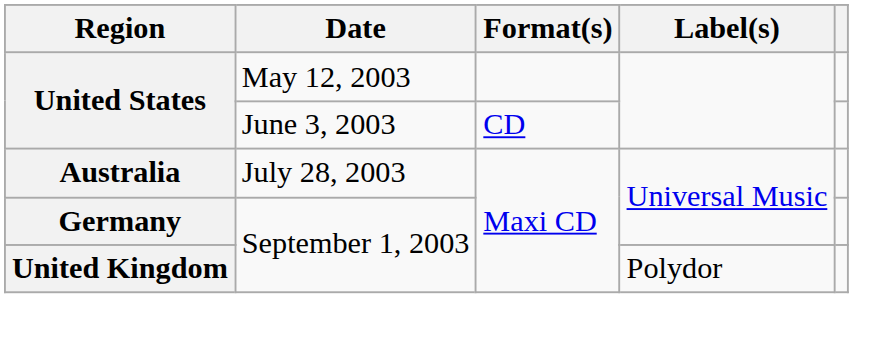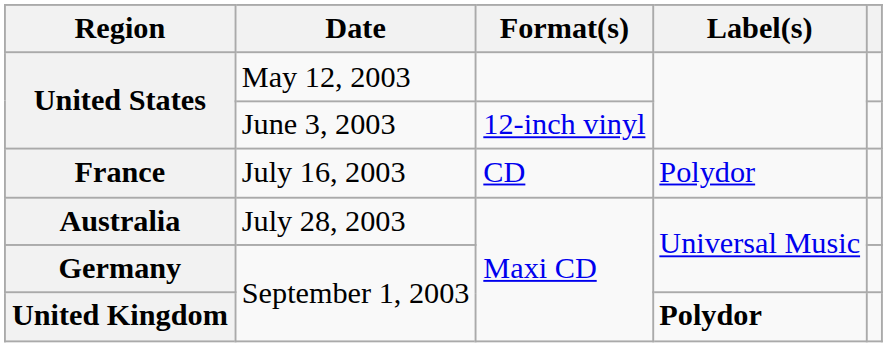(504, 124) CD -> (564, 124) 12-inch vinyl
+ row: (120, 172)
(674, 268) normal -> (711, 316) bold
